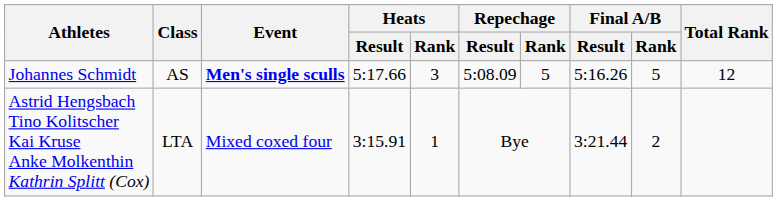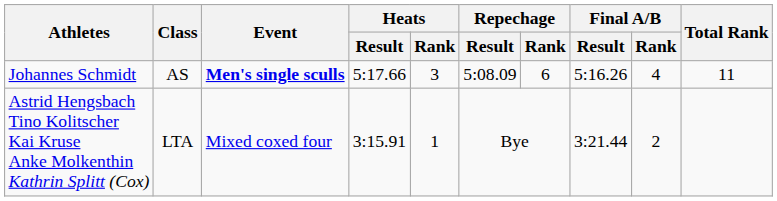(545, 74) 5 -> (545, 74) 6
(656, 74) 5 -> (656, 74) 4
(727, 74) 12 -> (727, 74) 11
